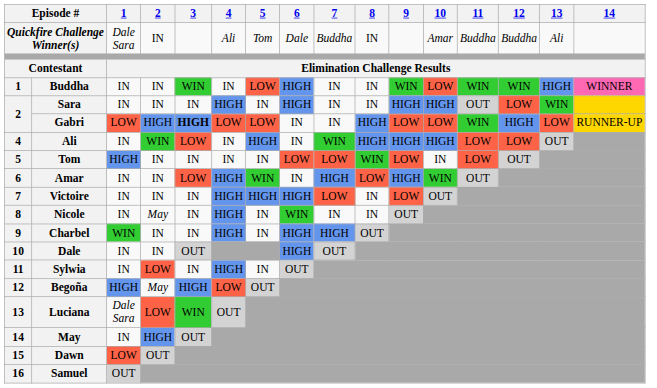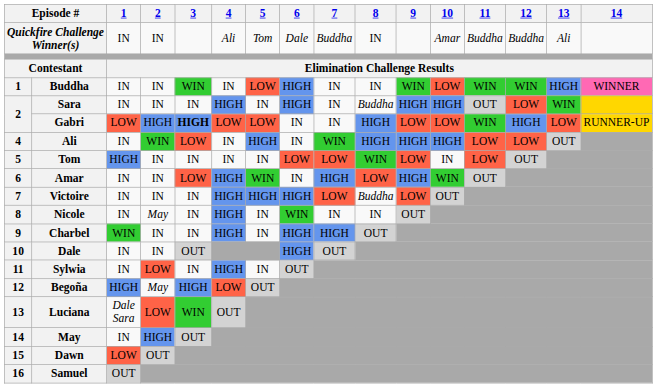(124, 38) Dale Sara -> (124, 38) IN
(372, 104) IN -> (376, 104) Buddha
(372, 196) IN -> (376, 196) Buddha
